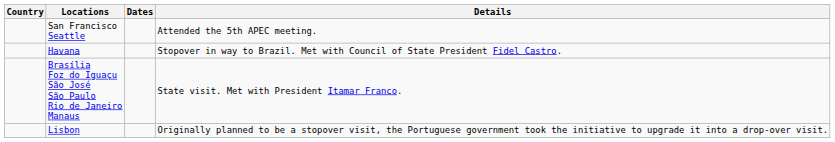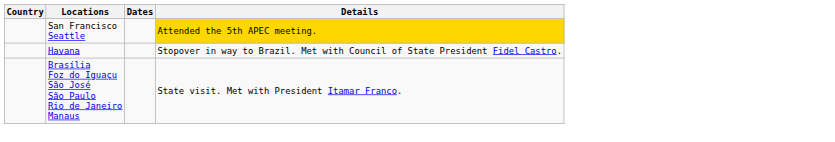(237, 31) no background -> (237, 31) gold background
- row: (64, 130)
